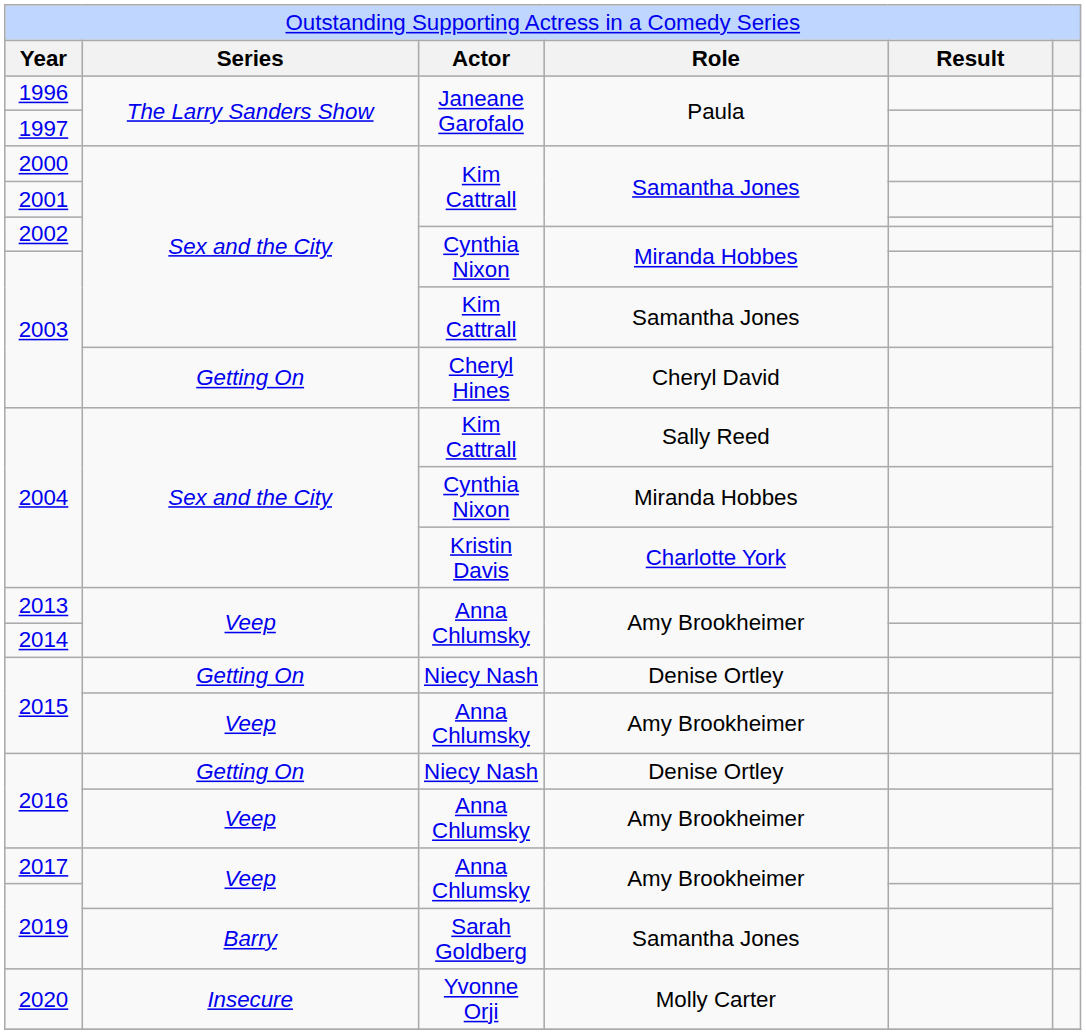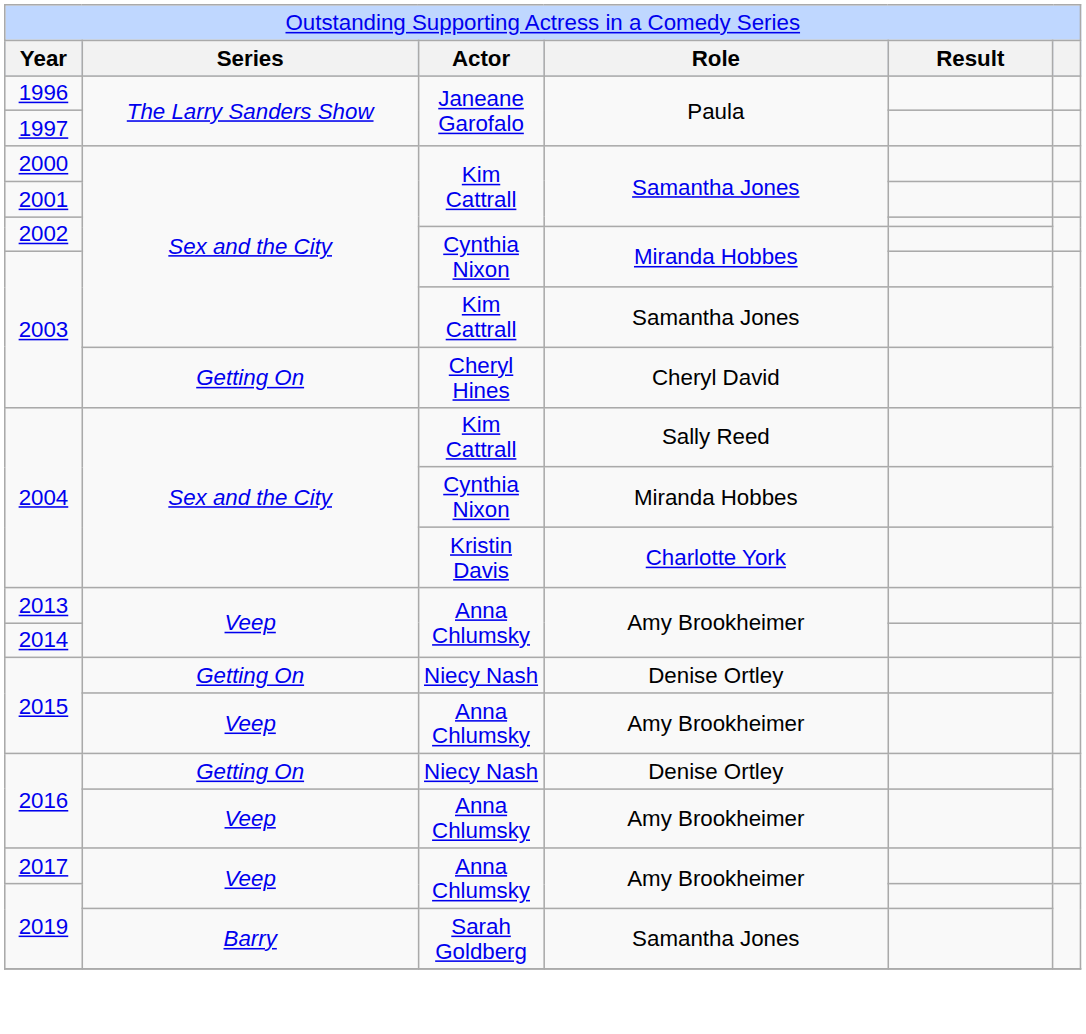- row: (43, 999)
